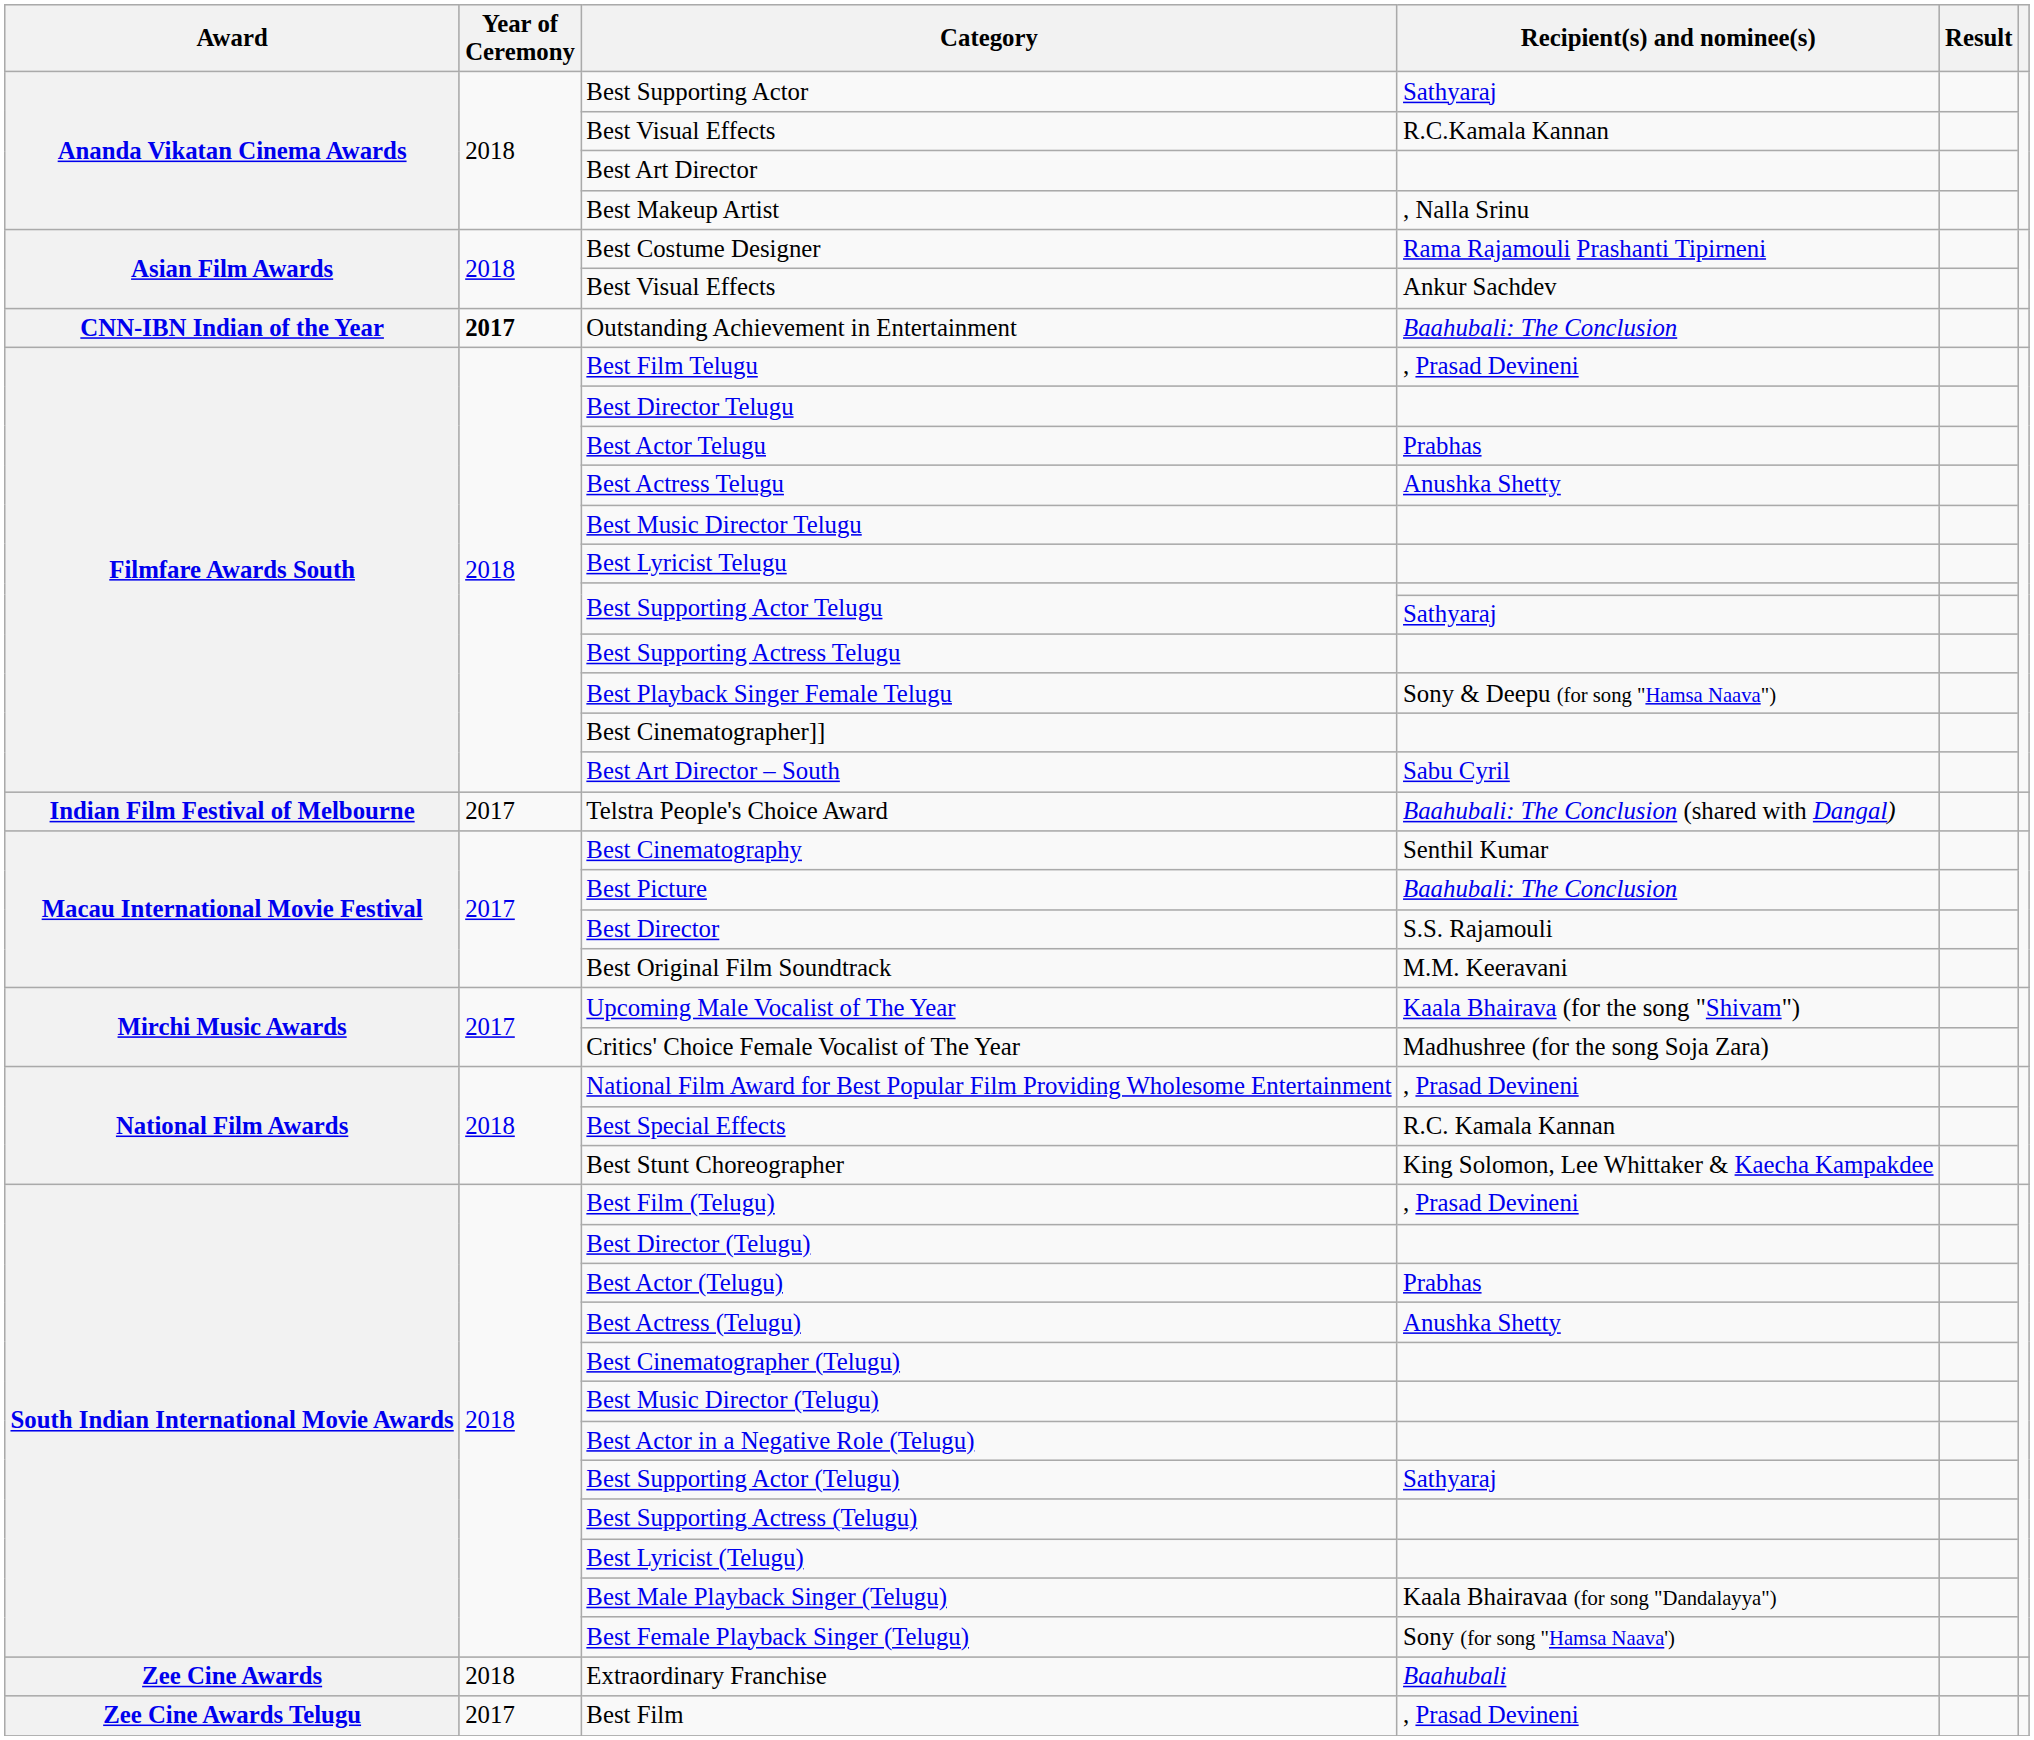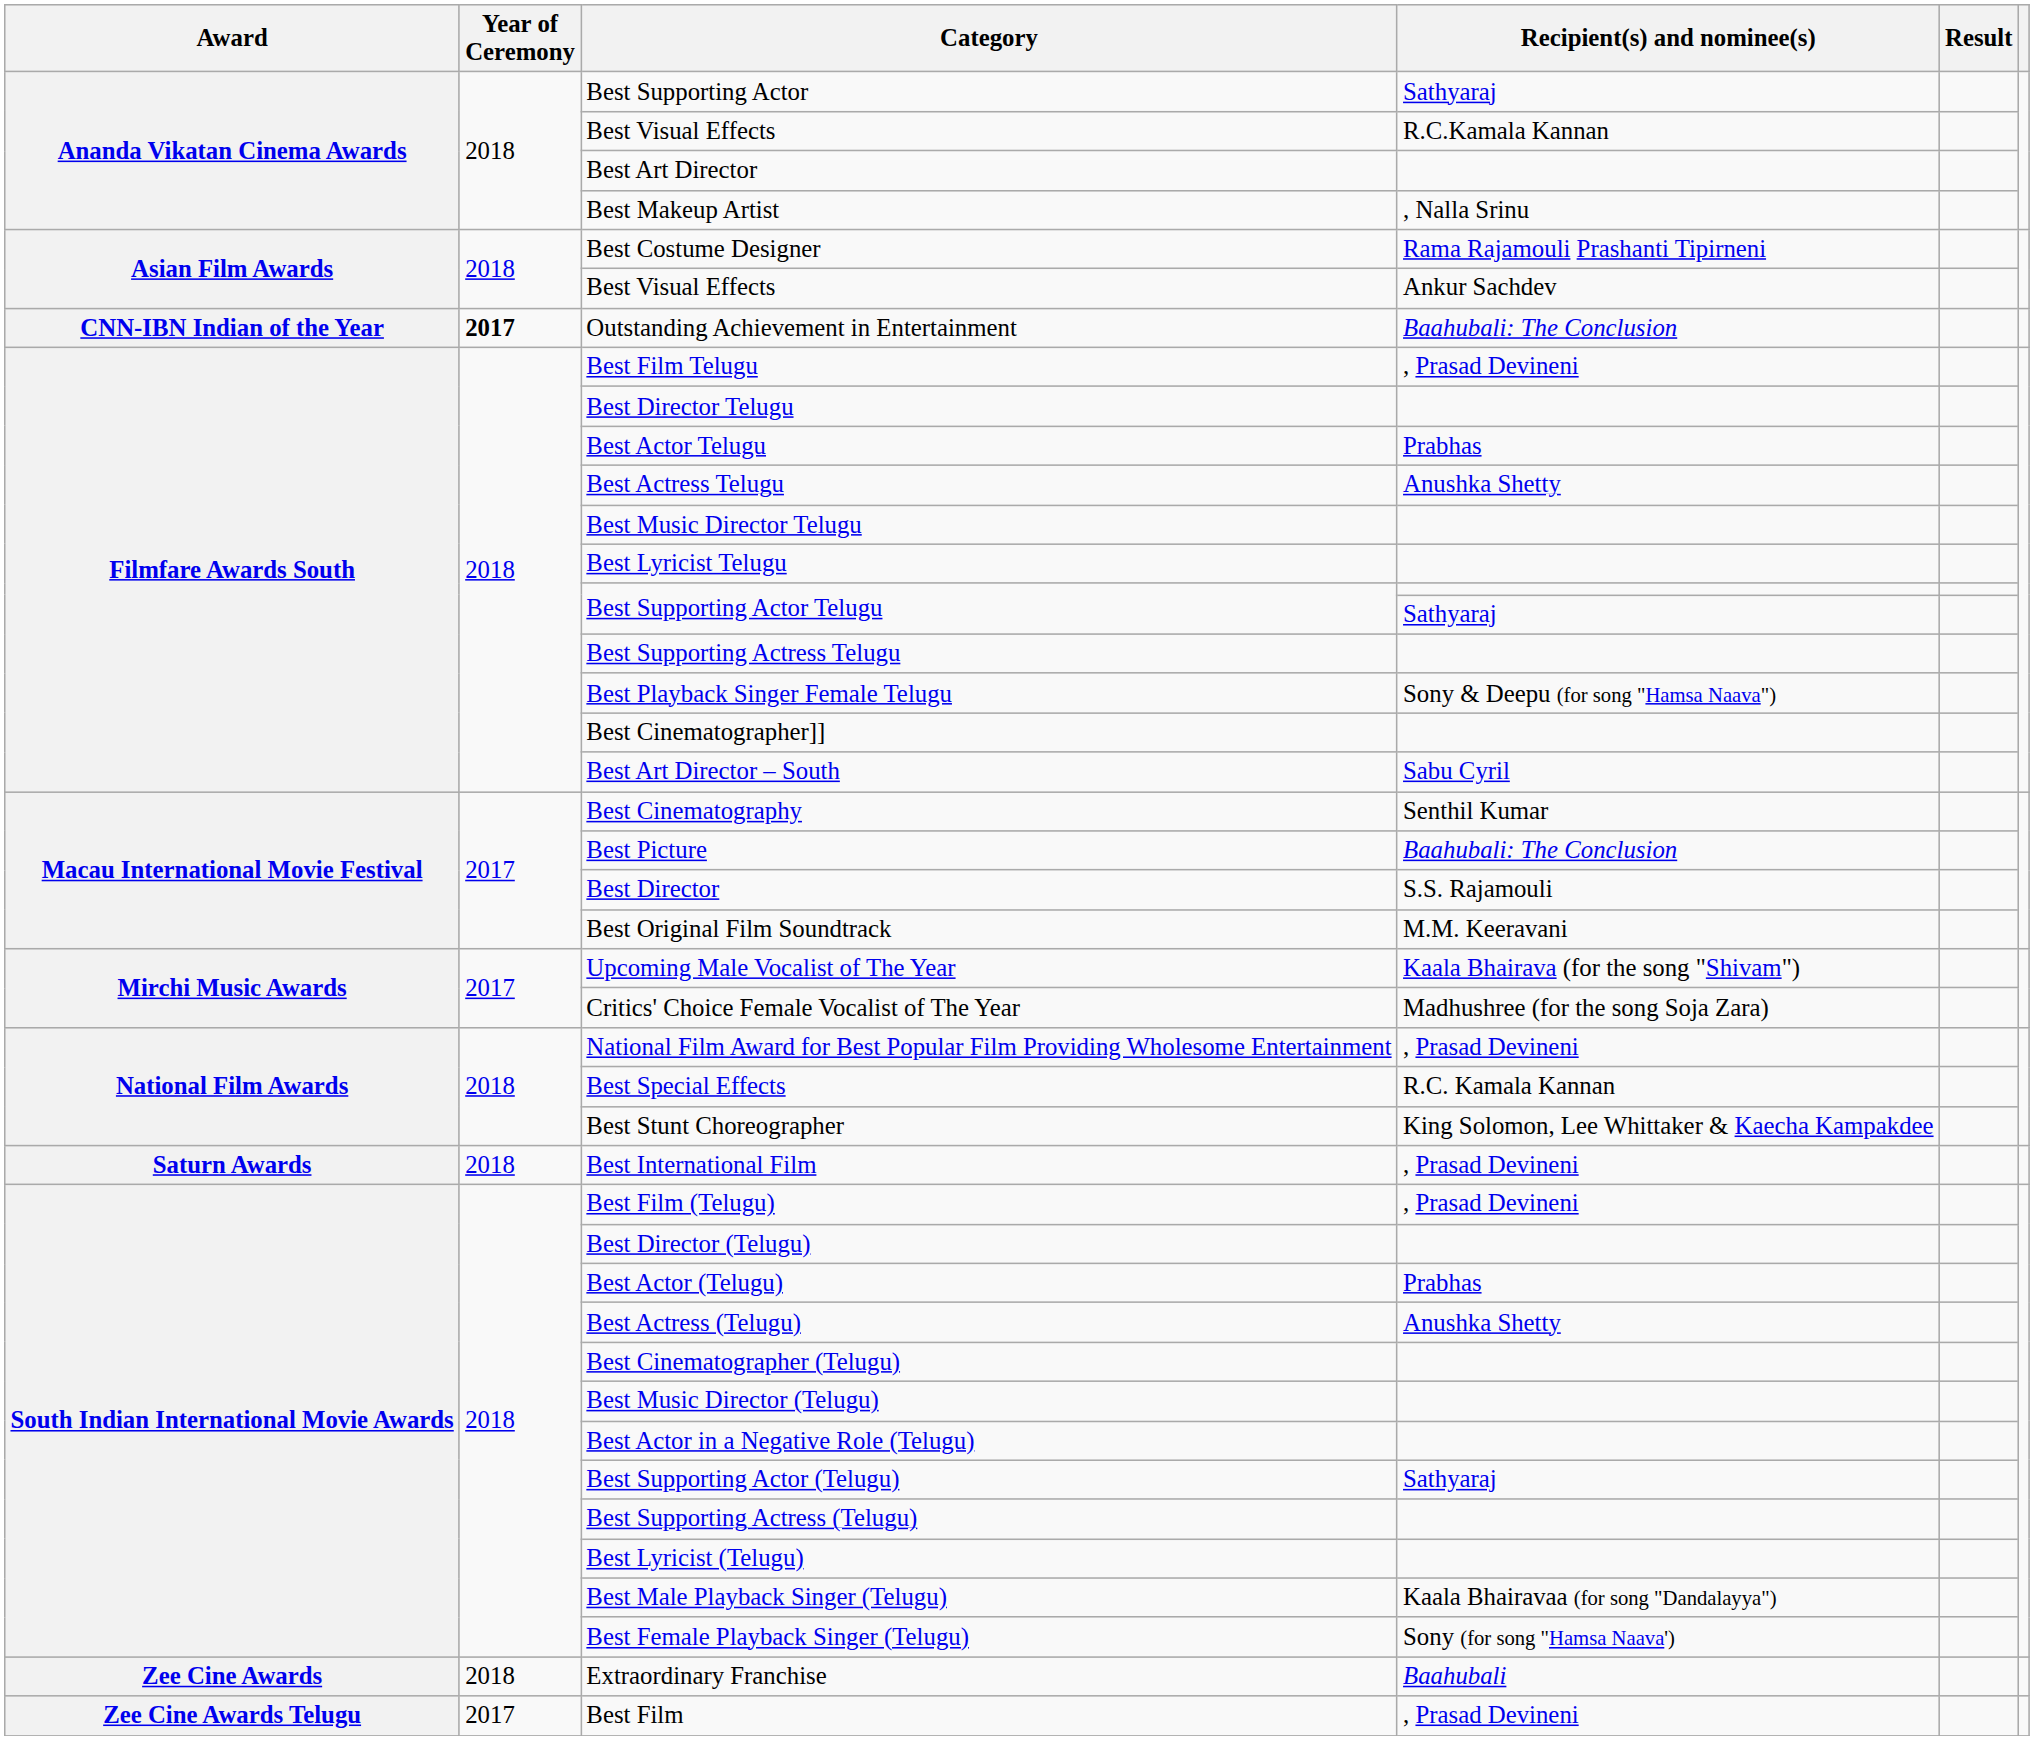- row: (737, 810)
+ row: (701, 1164)
